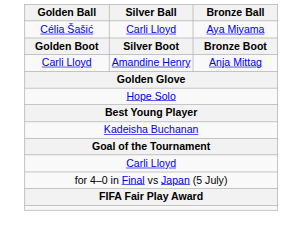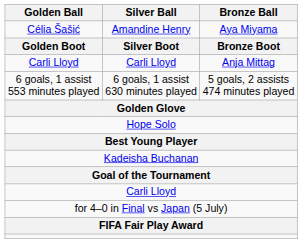(151, 29) Carli Lloyd -> (151, 29) Amandine Henry
(151, 63) Amandine Henry -> (151, 63) Carli Lloyd
+ row: (249, 85)
